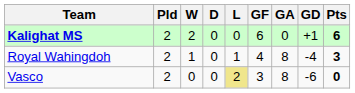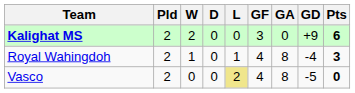(260, 35) 6 -> (260, 35) 3
(311, 35) +1 -> (311, 35) +9
(260, 77) 3 -> (260, 77) 4
(311, 77) -6 -> (311, 77) -5
